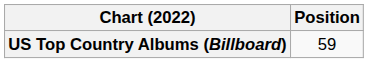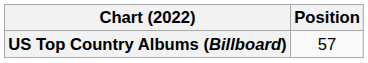(327, 44) 59 -> (327, 44) 57
